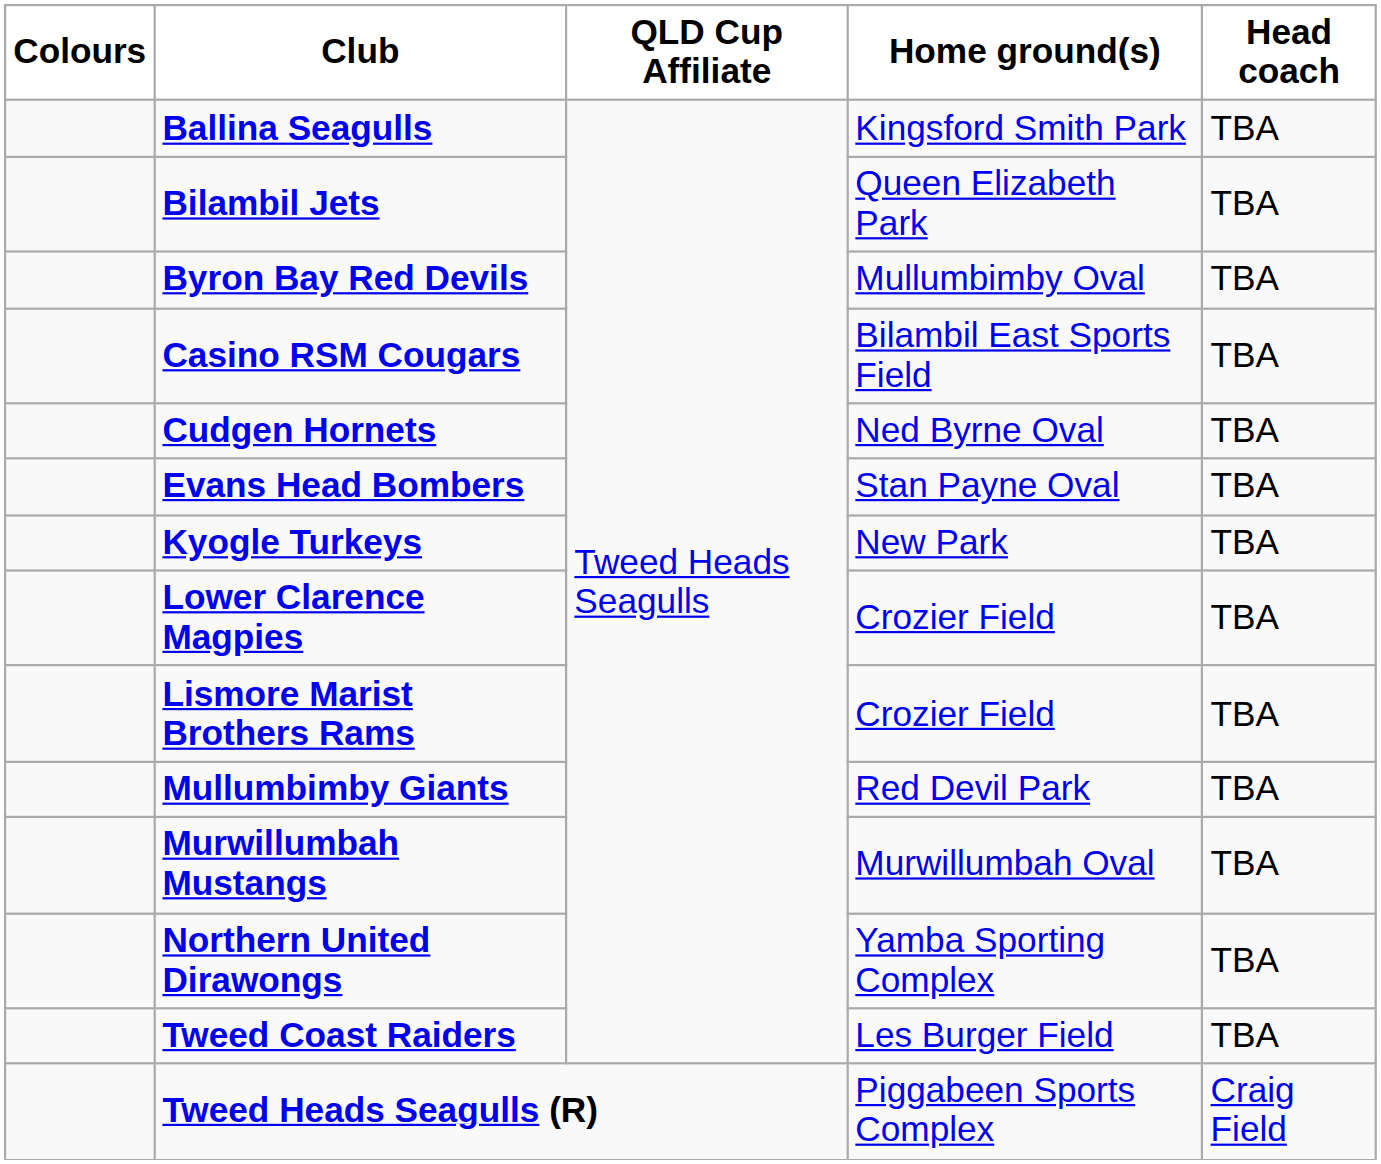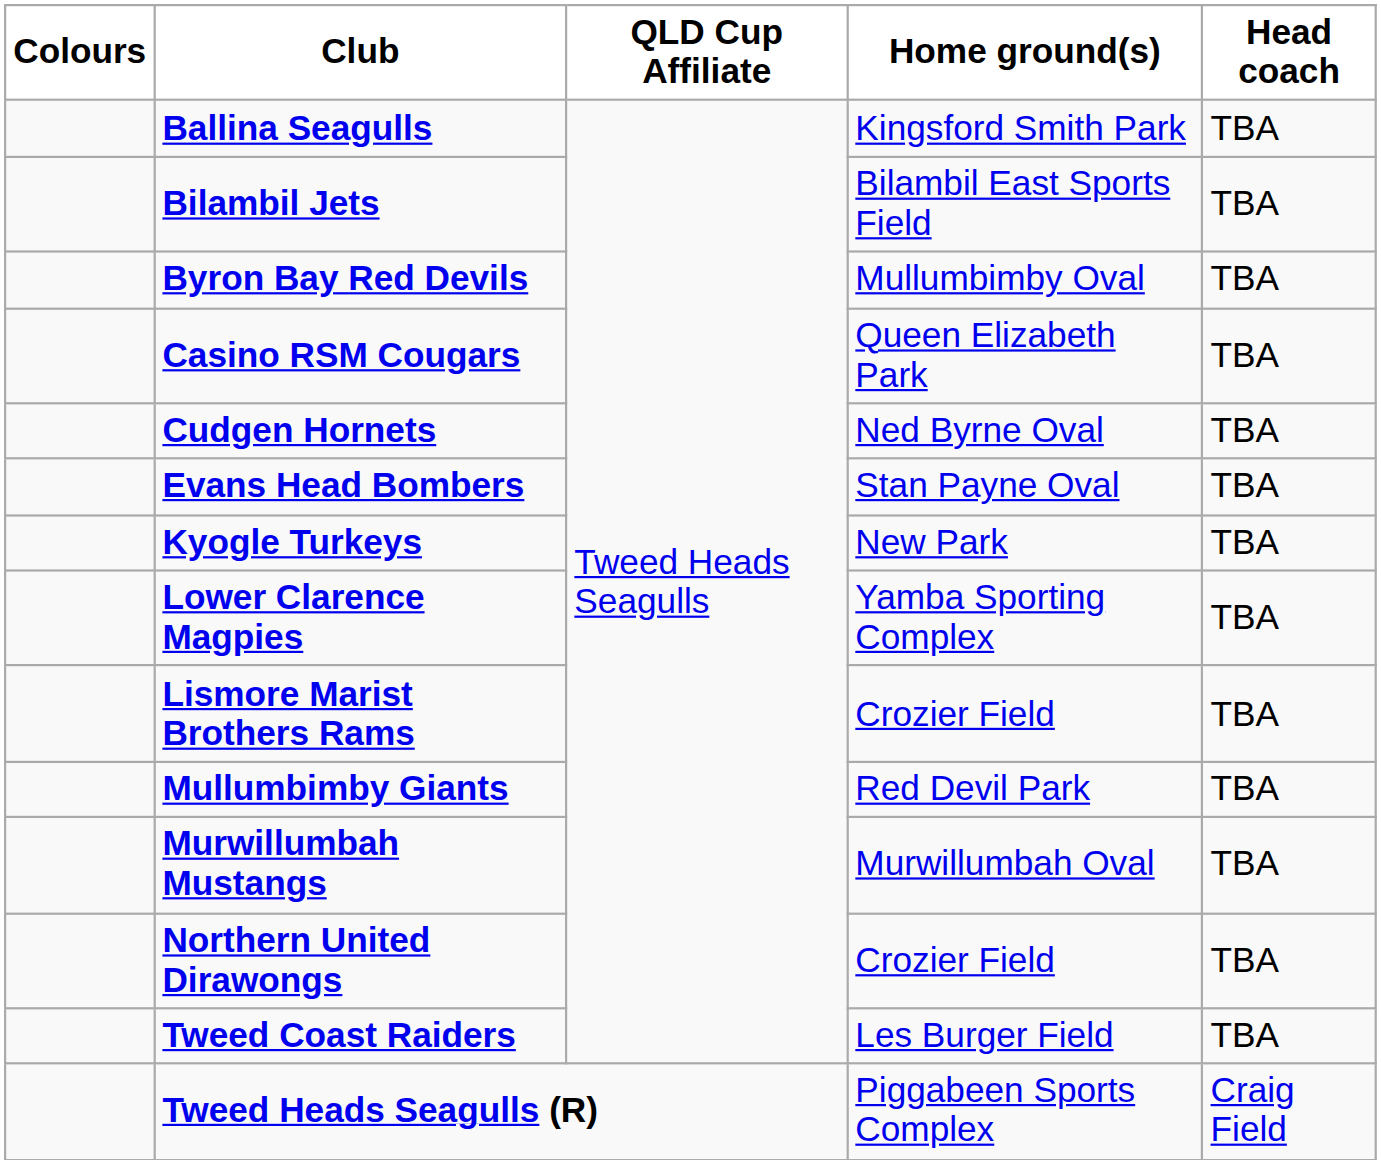(985, 203) Queen Elizabeth Park -> (1013, 203) Bilambil East Sports Field
(1013, 354) Bilambil East Sports Field -> (985, 354) Queen Elizabeth Park
(955, 617) Crozier Field -> (980, 617) Yamba Sporting Complex
(980, 959) Yamba Sporting Complex -> (955, 959) Crozier Field
